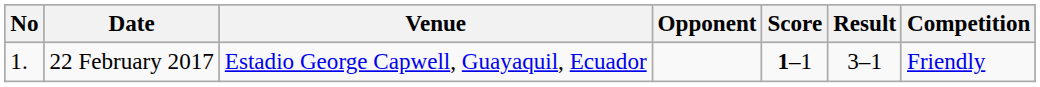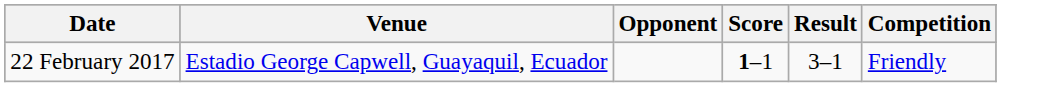- column: (24, 23)
